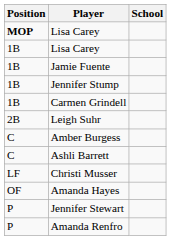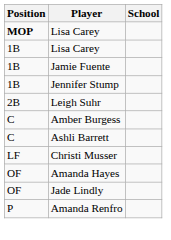- row: (13, 102)
+ row: (14, 191)
- row: (10, 208)
